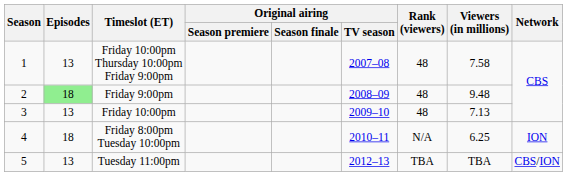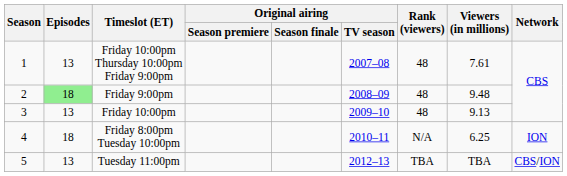(480, 63) 7.58 -> (480, 63) 7.61
(480, 112) 7.13 -> (480, 112) 9.13
